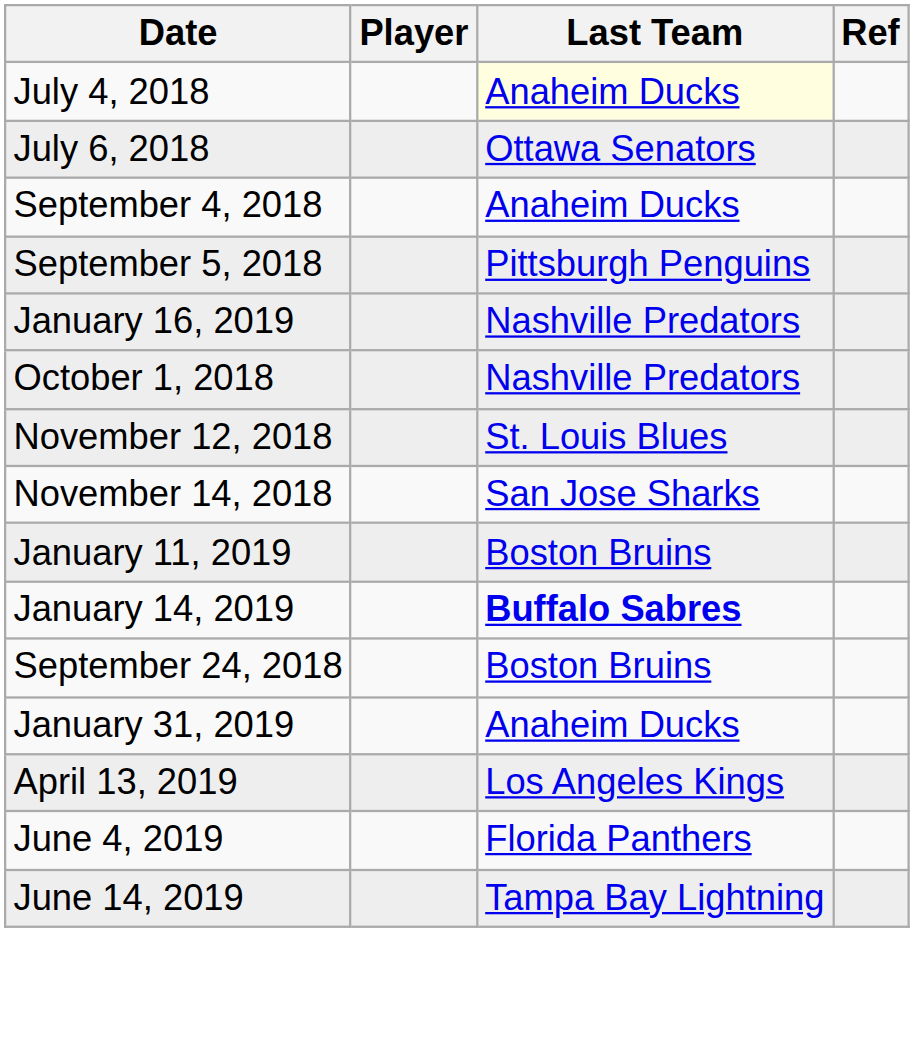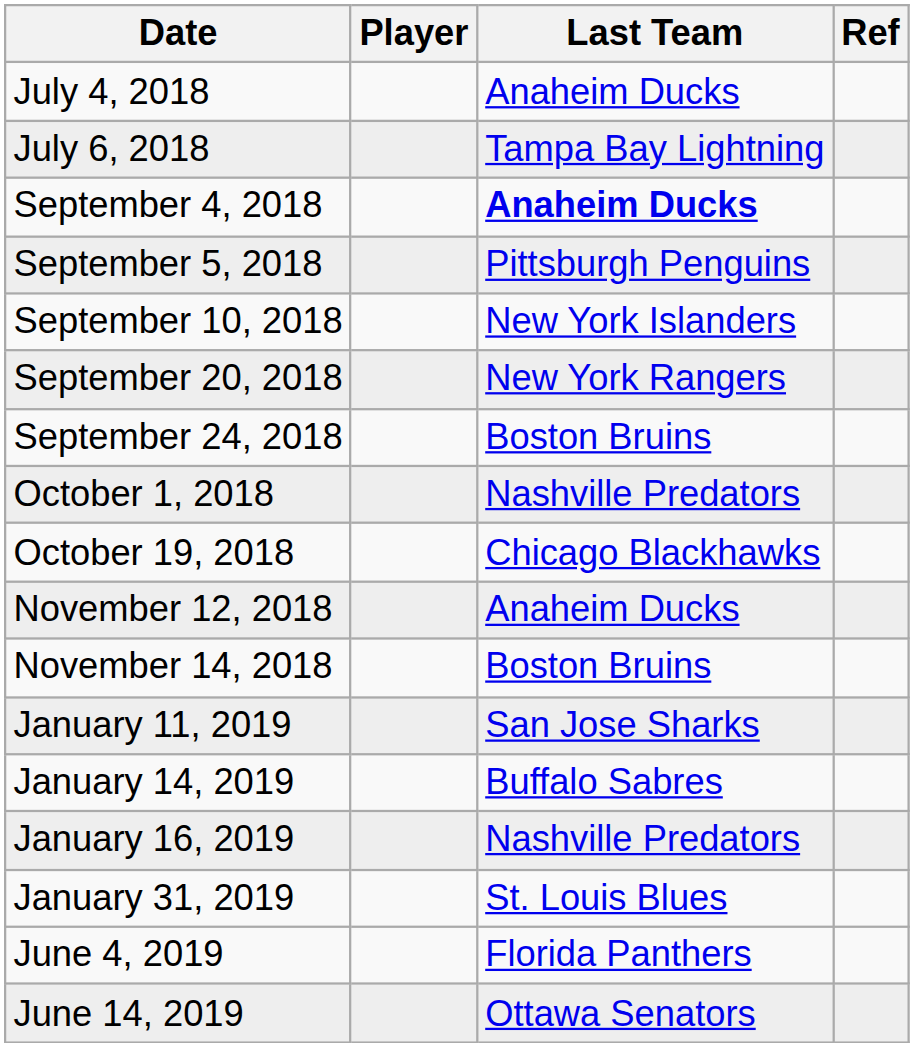(612, 90) lightyellow background -> (612, 90) no background
(620, 148) Ottawa Senators -> (655, 148) Tampa Bay Lightning
(612, 206) normal -> (621, 206) bold
+ row: (178, 321)
+ row: (178, 378)
rows swapped: (178, 666) <-> (154, 321)
+ row: (154, 551)
(606, 436) St. Louis Blues -> (612, 609) Anaheim Ducks
(622, 494) San Jose Sharks -> (598, 666) Boston Bruins
(598, 551) Boston Bruins -> (622, 724) San Jose Sharks
(613, 609) bold -> (604, 782) normal
(612, 724) Anaheim Ducks -> (606, 897) St. Louis Blues
- row: (126, 782)
(655, 897) Tampa Bay Lightning -> (620, 1012) Ottawa Senators
